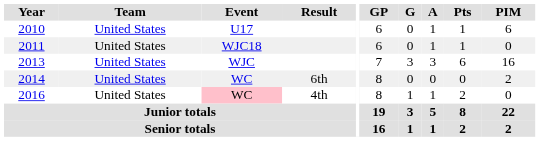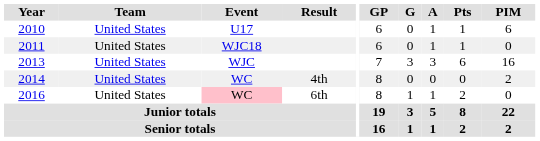(319, 78) 6th -> (319, 78) 4th
(319, 95) 4th -> (319, 95) 6th
